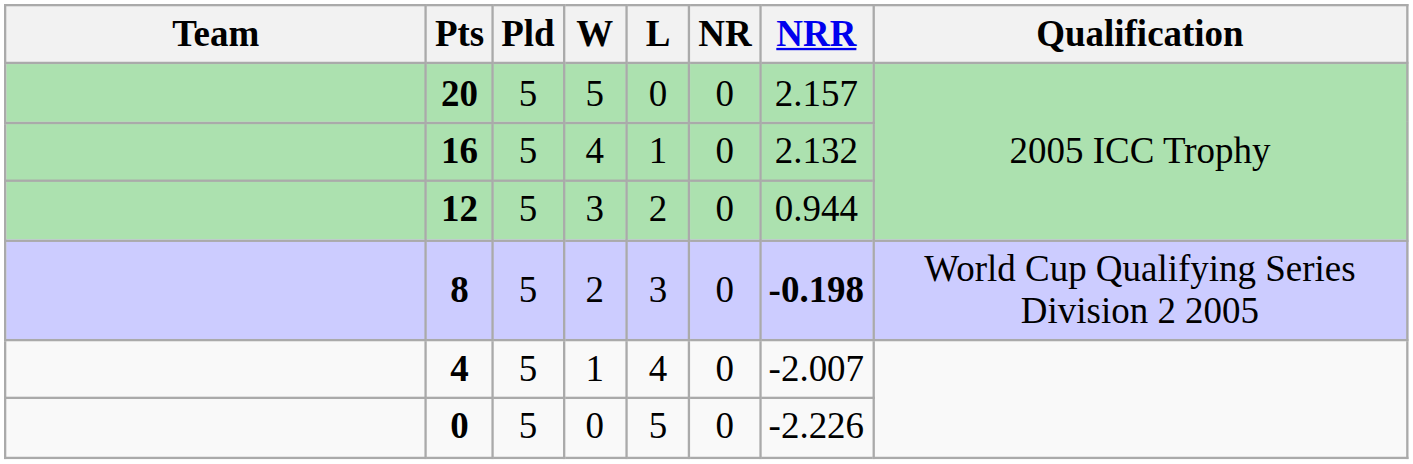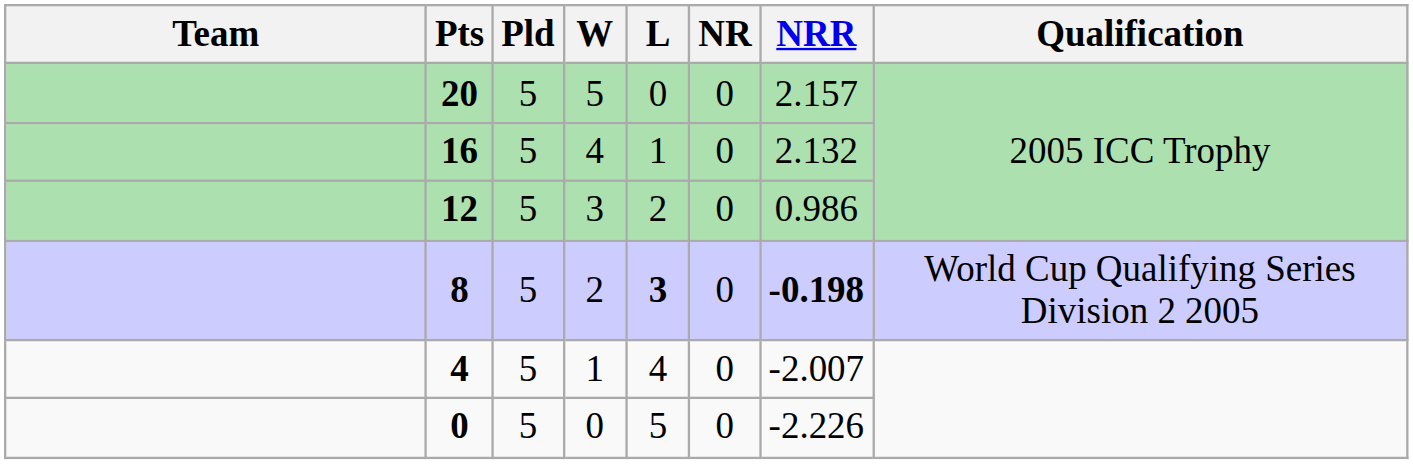(816, 209) 0.944 -> (816, 209) 0.986
(658, 289) normal -> (658, 289) bold
